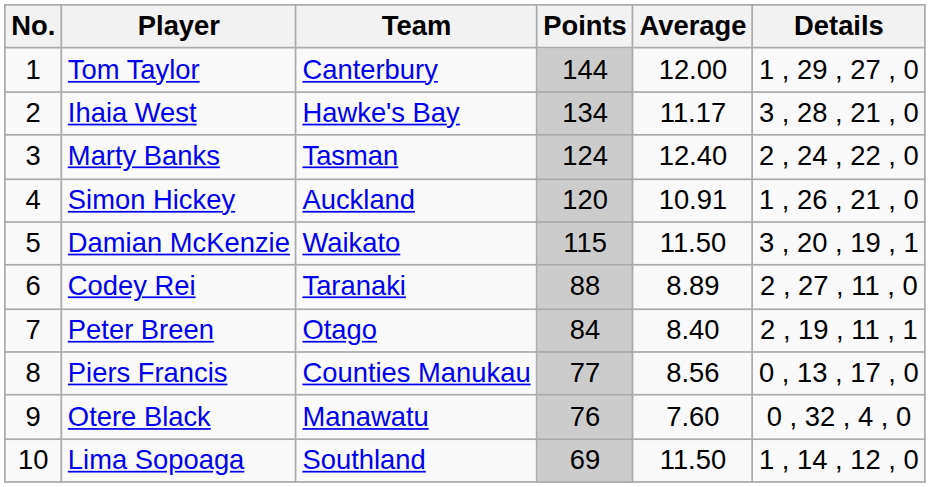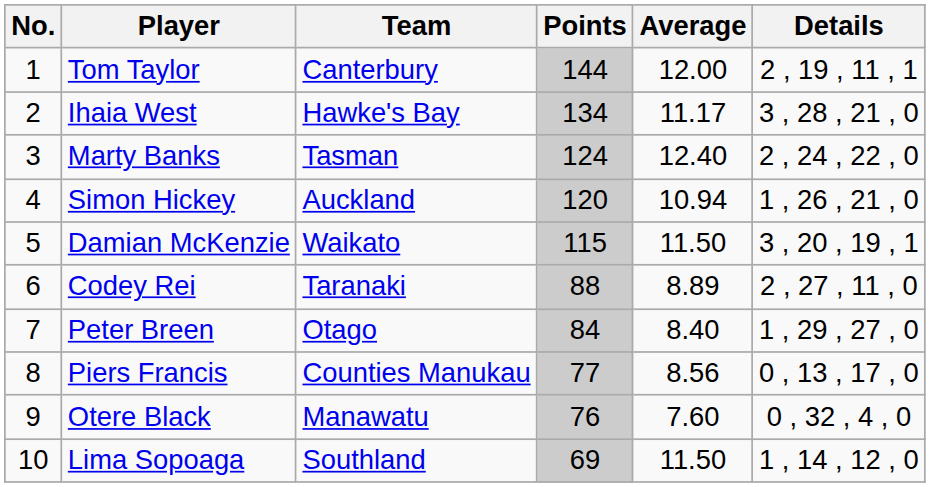(839, 69) 1 , 29 , 27 , 0 -> (839, 69) 2 , 19 , 11 , 1
(693, 199) 10.91 -> (693, 199) 10.94
(839, 329) 2 , 19 , 11 , 1 -> (839, 329) 1 , 29 , 27 , 0
